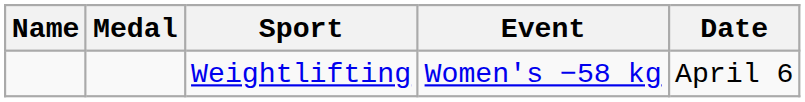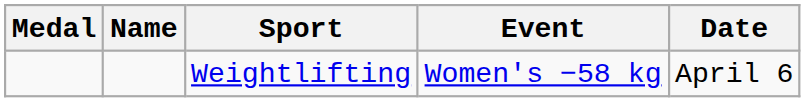columns swapped: (135, 28) <-> (46, 28)
